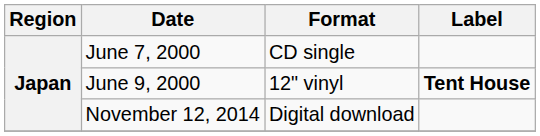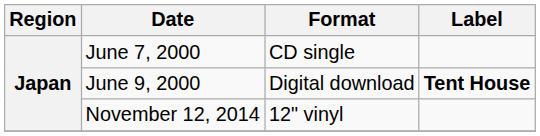(306, 83) 12" vinyl -> (342, 83) Digital download
(342, 114) Digital download -> (306, 114) 12" vinyl
